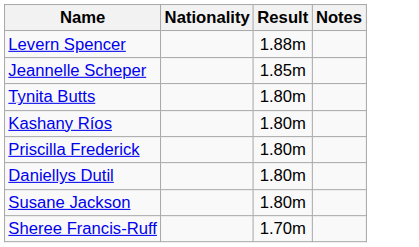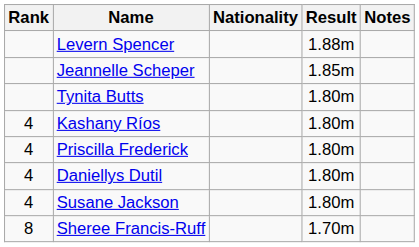+ column: (29, 17)
